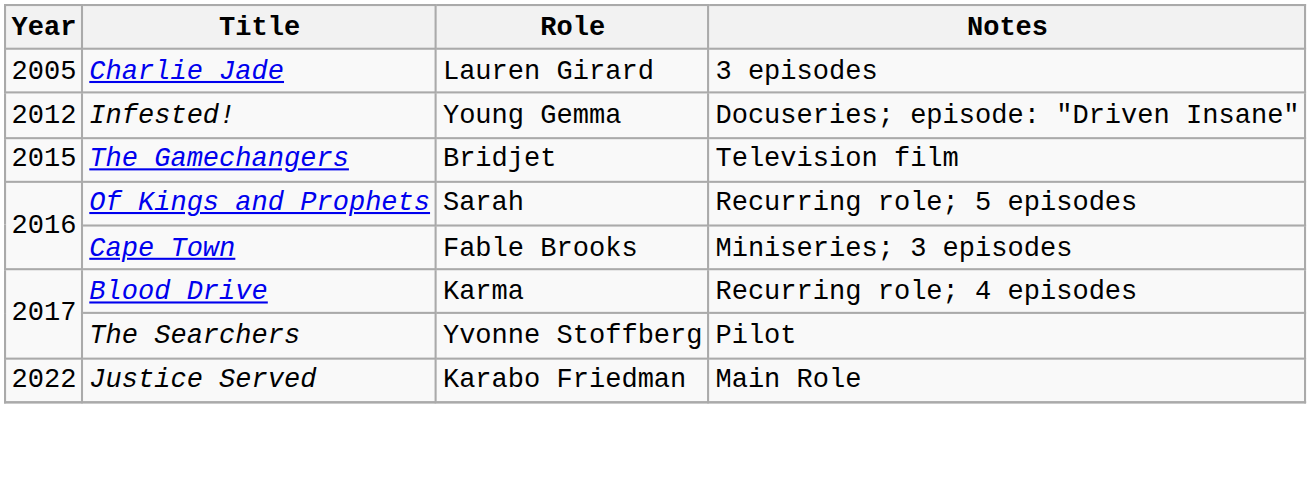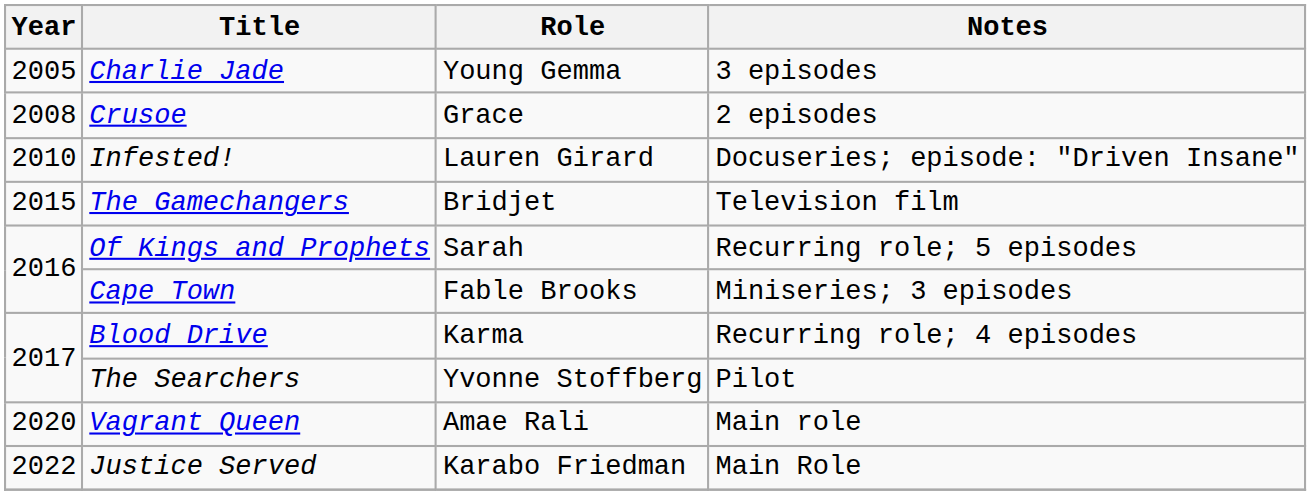(548, 71) Lauren Girard -> (532, 71) Young Gemma
+ row: (138, 115)
(44, 115) 2012 -> (44, 159) 2010
(532, 115) Young Gemma -> (548, 159) Lauren Girard
+ row: (195, 424)
